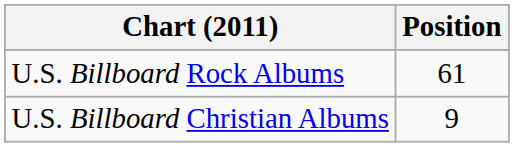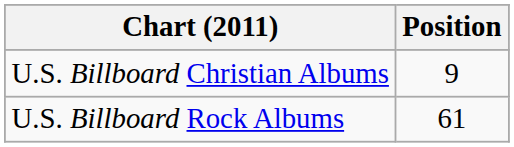rows swapped: (178, 73) <-> (200, 118)
